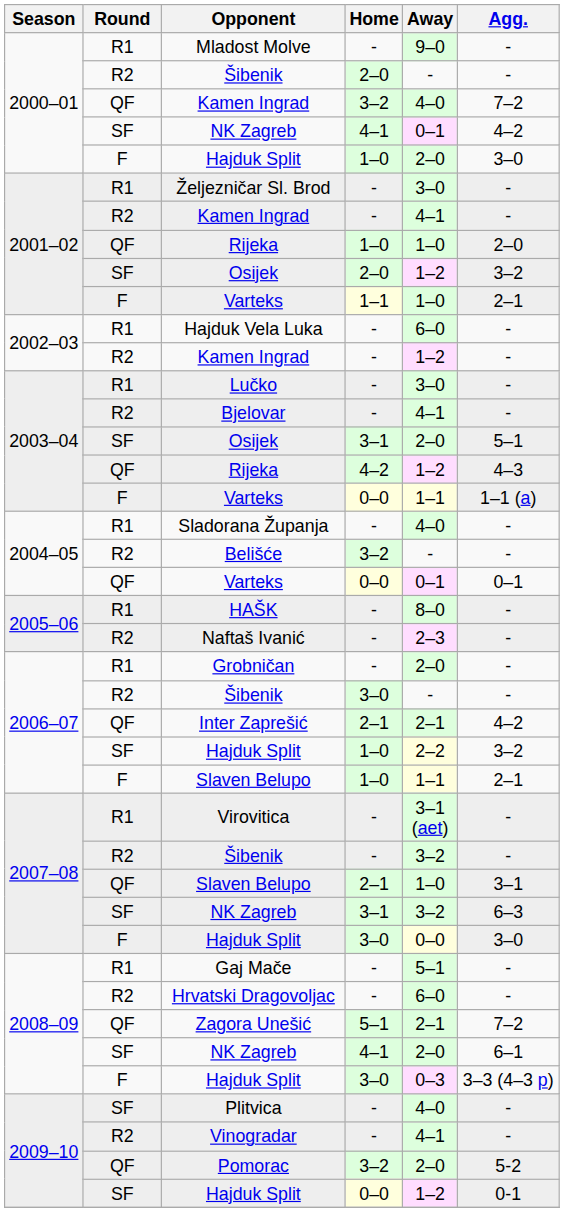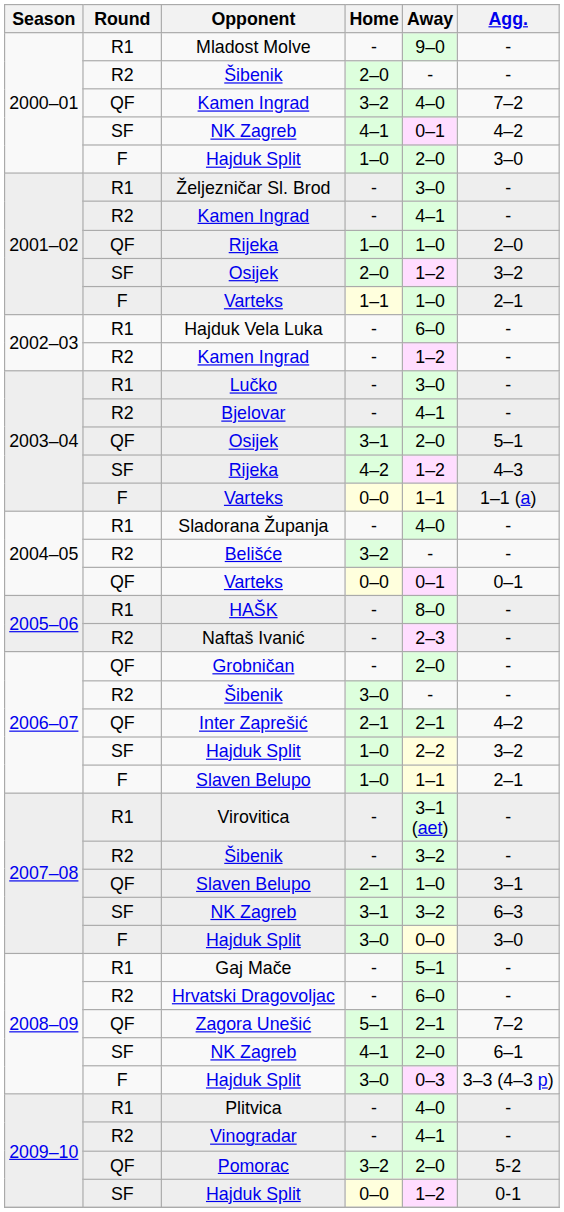(122, 441) SF -> (122, 441) QF
(122, 469) QF -> (122, 469) SF
(122, 666) R1 -> (122, 666) QF
(122, 1109) SF -> (122, 1109) R1
